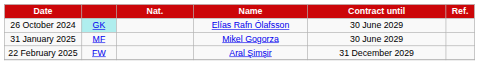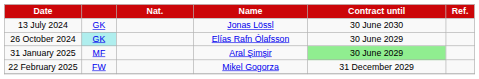+ row: (43, 26)
(251, 39) Mikel Gogorza -> (251, 53) Aral Şimşir
(377, 39) no background -> (377, 53) lightgreen background
(251, 53) Aral Şimşir -> (251, 67) Mikel Gogorza
